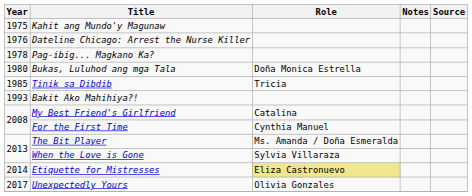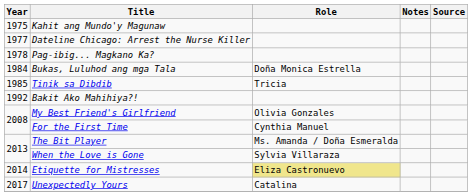(17, 40) 1976 -> (17, 40) 1977
(17, 69) 1980 -> (17, 69) 1984
(17, 98) 1993 -> (17, 98) 1992
(276, 112) Catalina -> (294, 112) Olivia Gonzales
(294, 184) Olivia Gonzales -> (276, 184) Catalina
